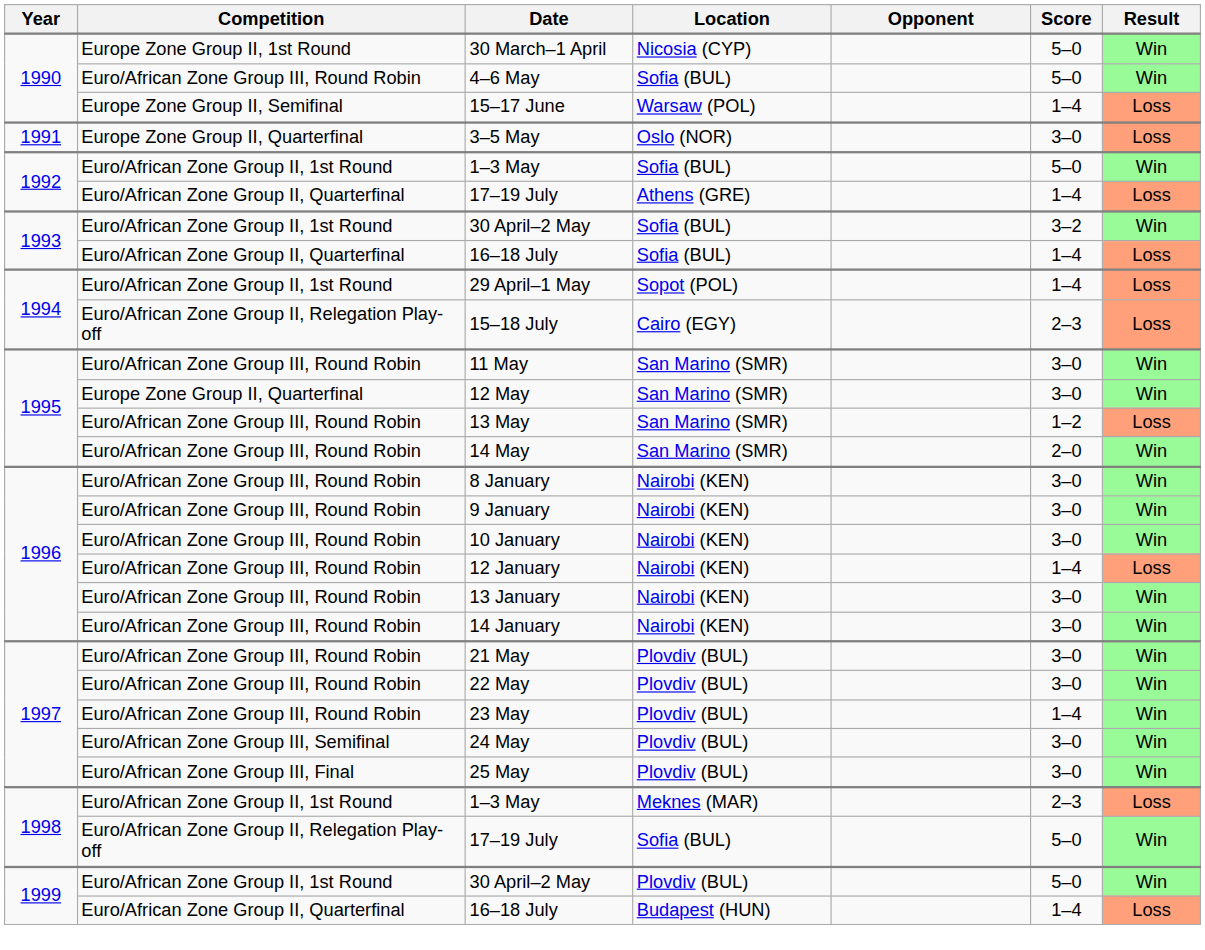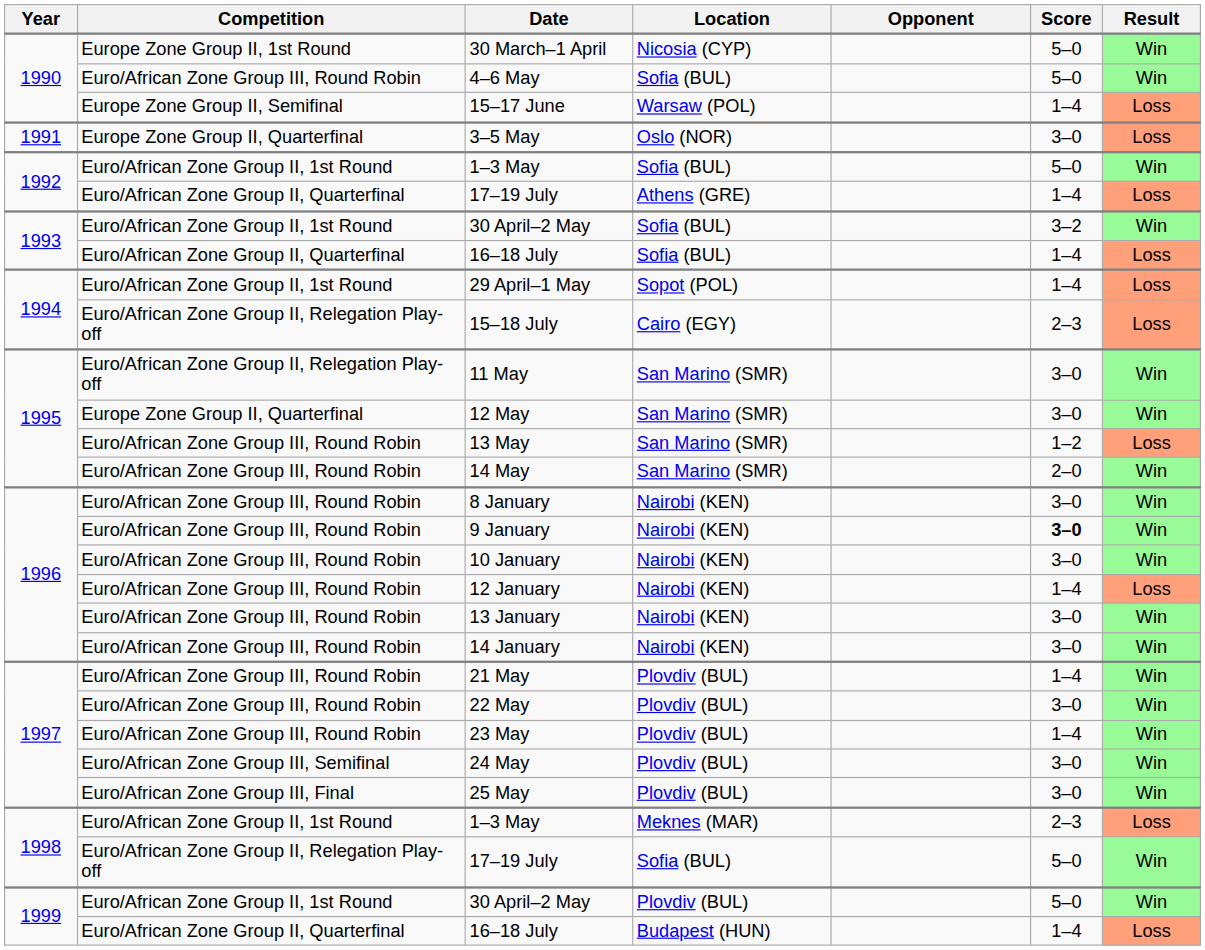(251, 364) Euro/African Zone Group III, Round Robin -> (262, 374) Euro/African Zone Group II, Relegation Play-off
(1066, 510) normal -> (1066, 530) bold
(1066, 656) 3–0 -> (1066, 676) 1–4
